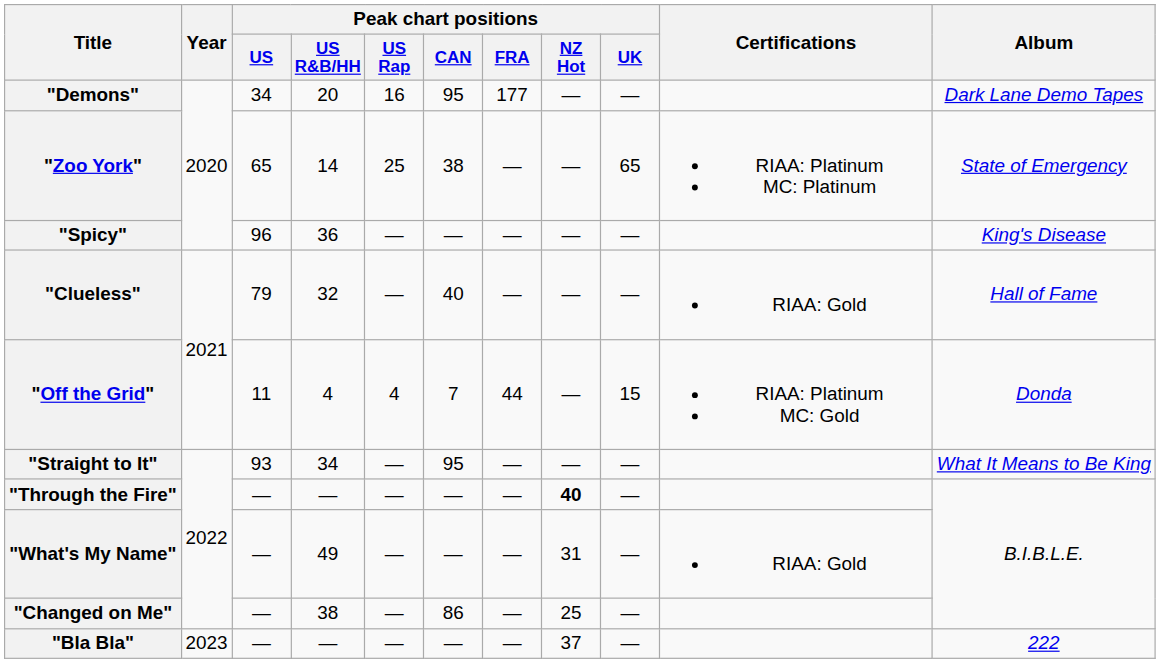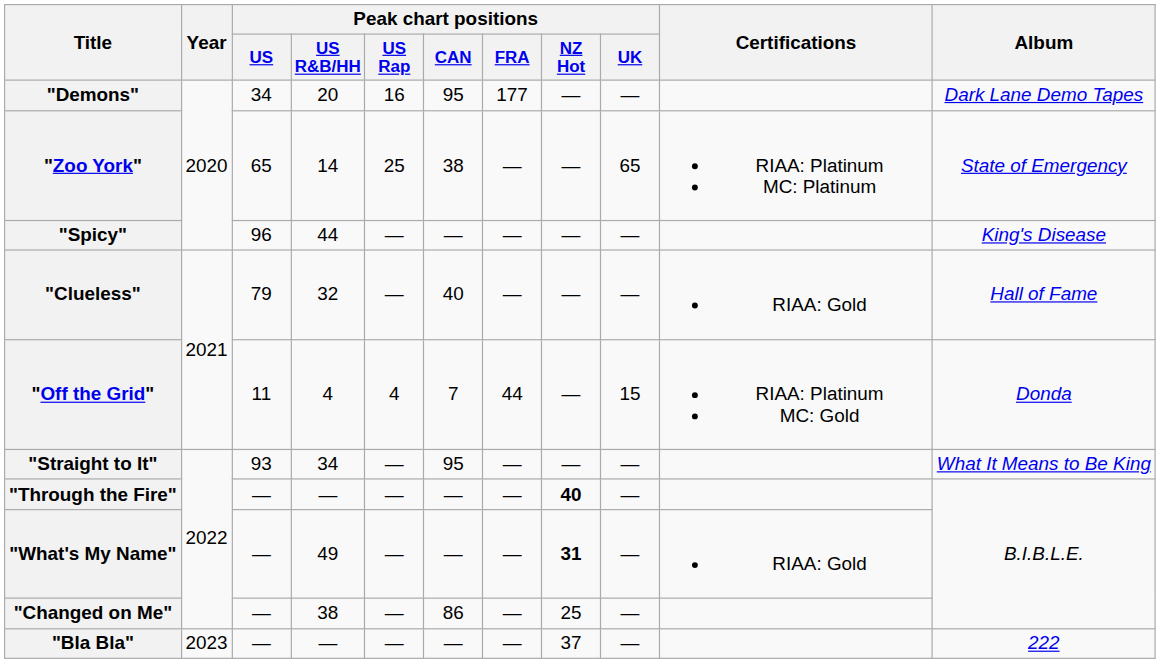(328, 235) 36 -> (328, 235) 44
(571, 553) normal -> (571, 553) bold
